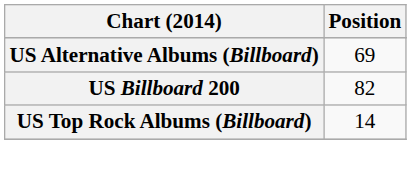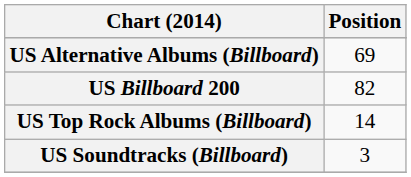+ row: (164, 155)
